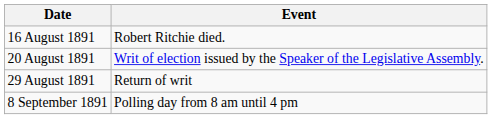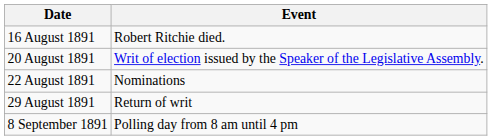+ row: (51, 80)
